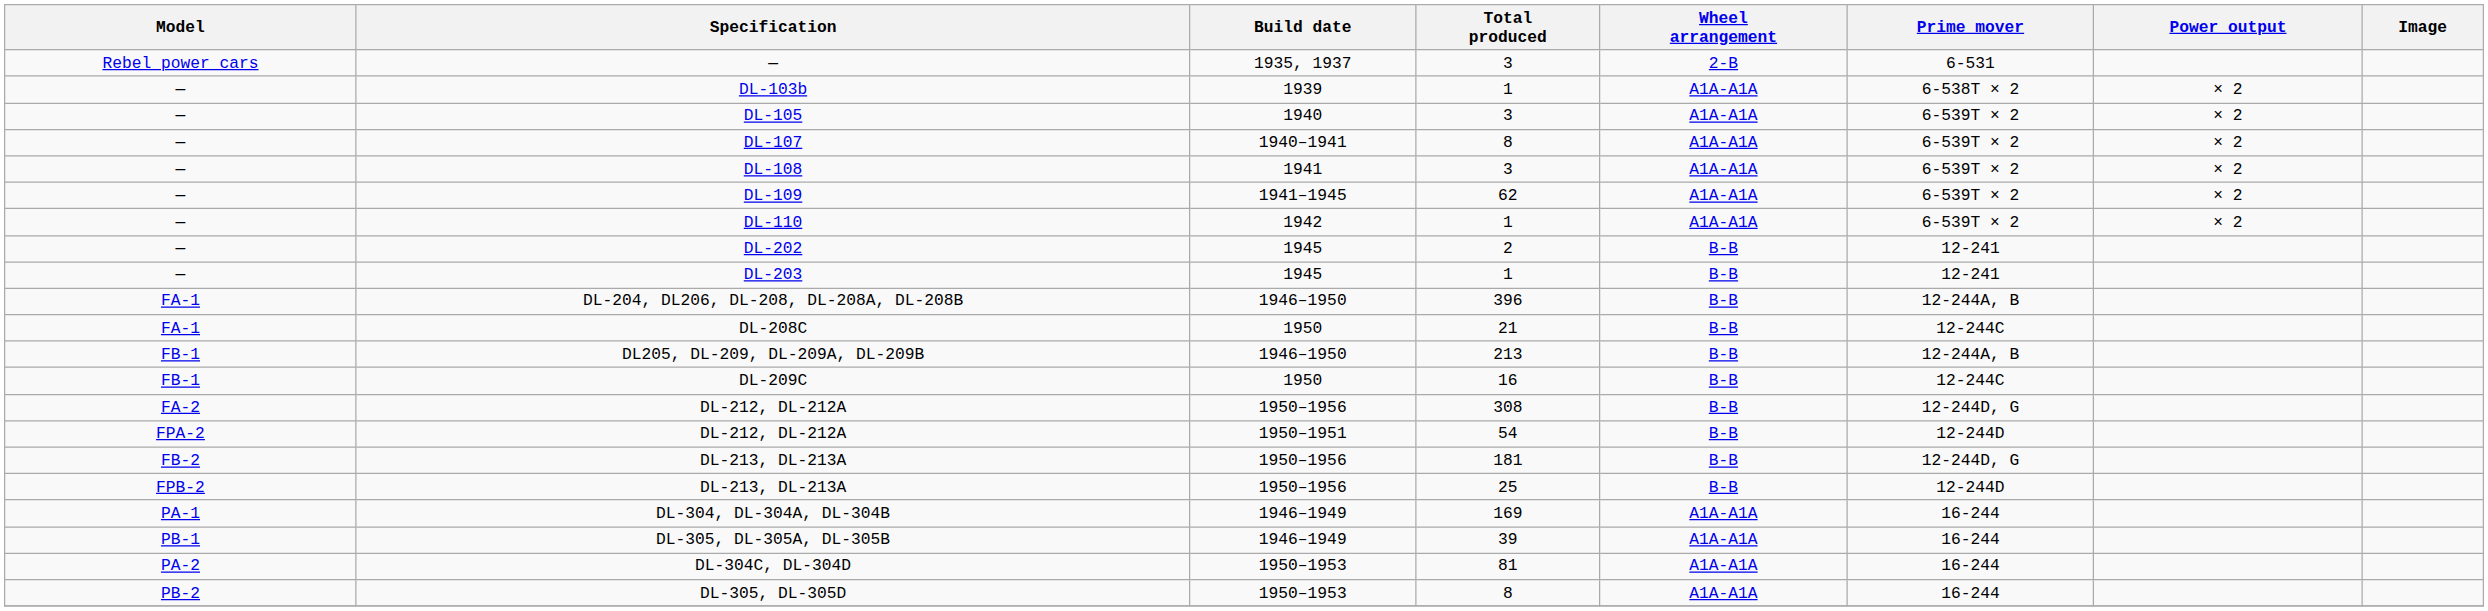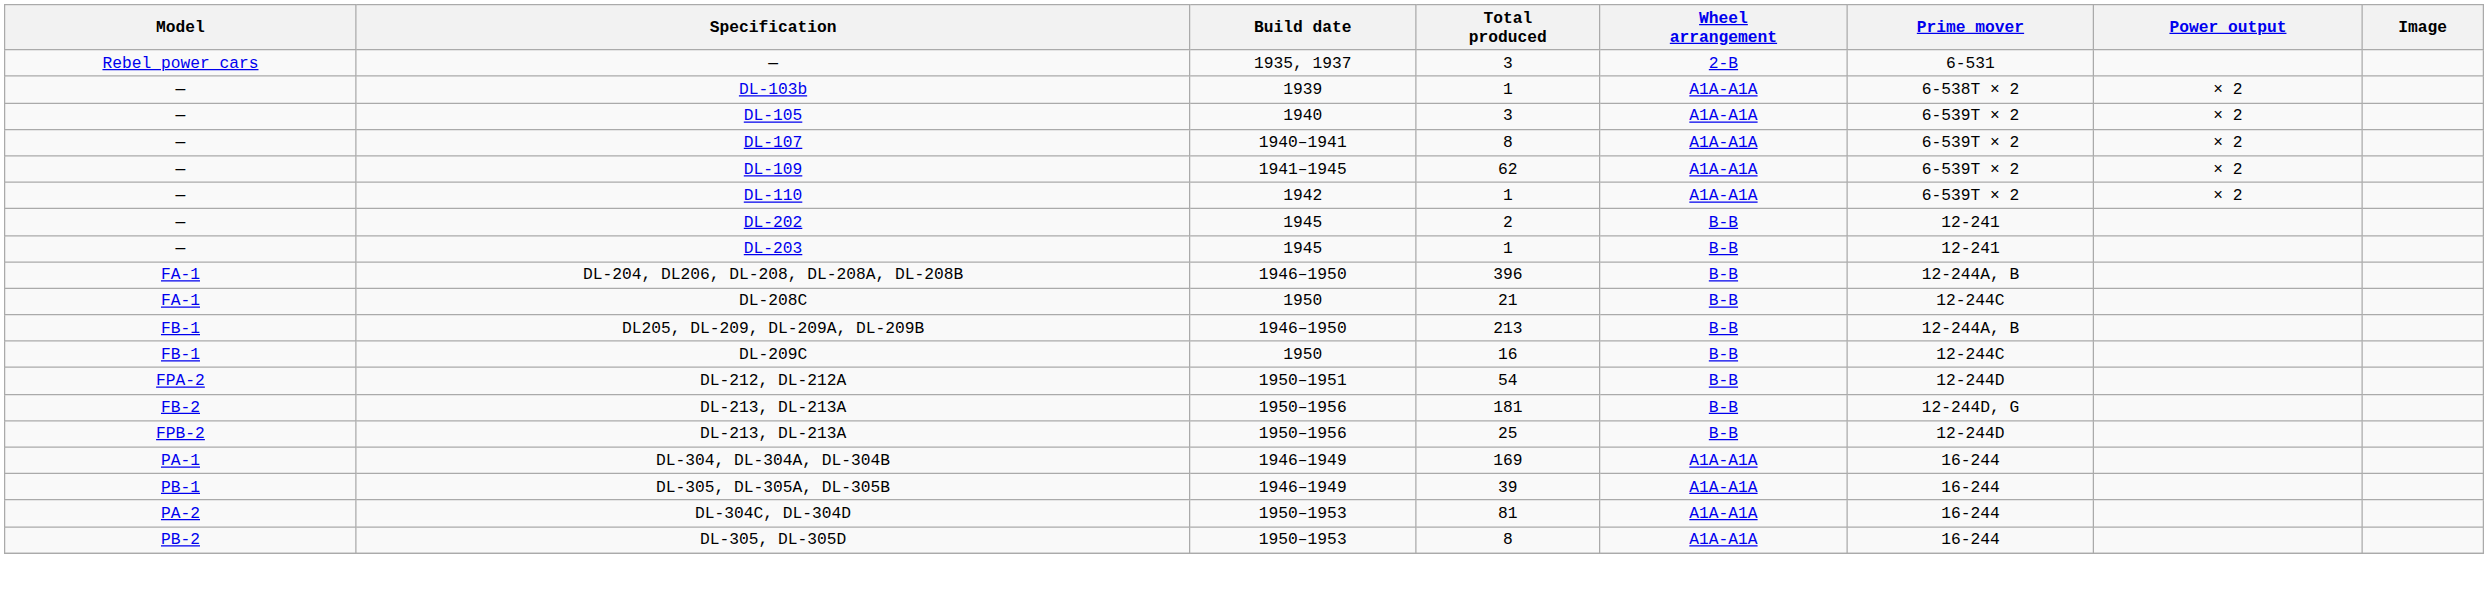- row: (773, 169)
- row: (773, 407)
